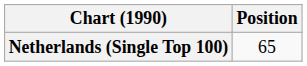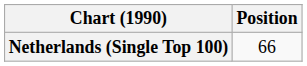(267, 46) 65 -> (267, 46) 66
